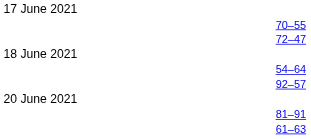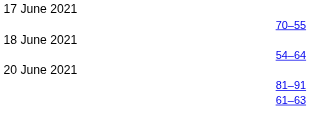- row: (122, 39)
- row: (122, 84)
